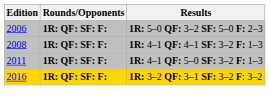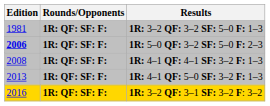+ row: (196, 28)
(17, 28) normal -> (17, 44) bold
(16, 60) 2011 -> (17, 76) 2013
